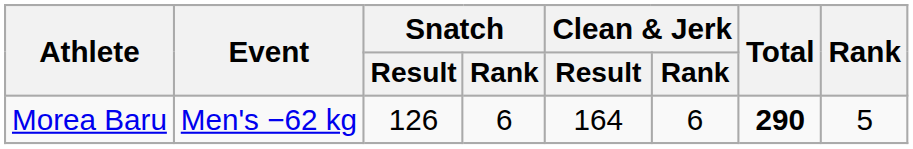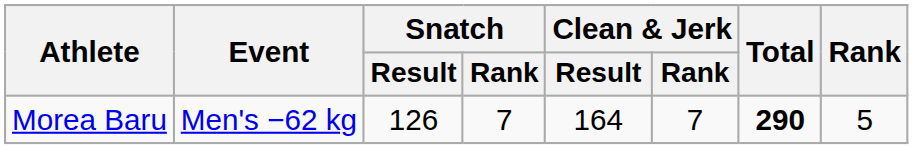(504, 120) 6 -> (504, 120) 7
(695, 120) 6 -> (695, 120) 7
